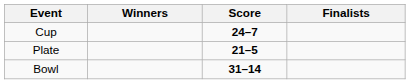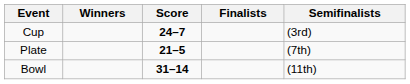+ column: (345, 13)
